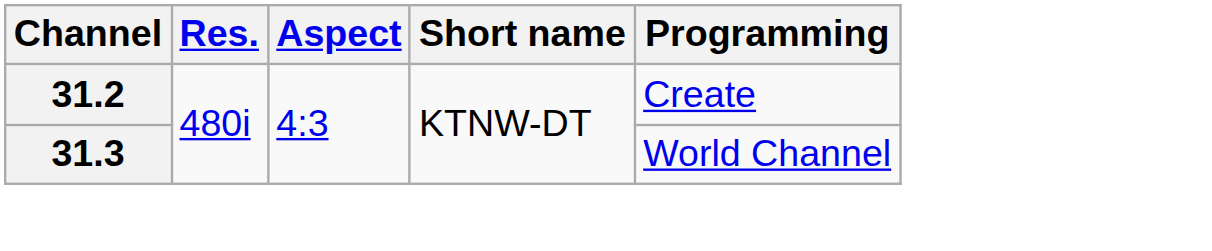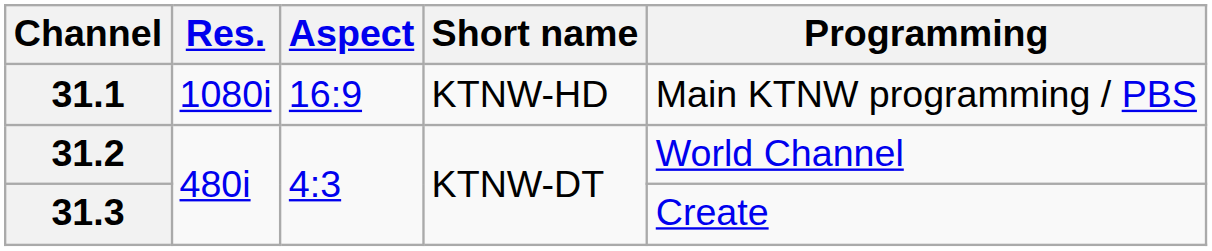+ row: (88, 93)
(700, 93) Create -> (780, 153) World Channel
(767, 153) World Channel -> (712, 213) Create
